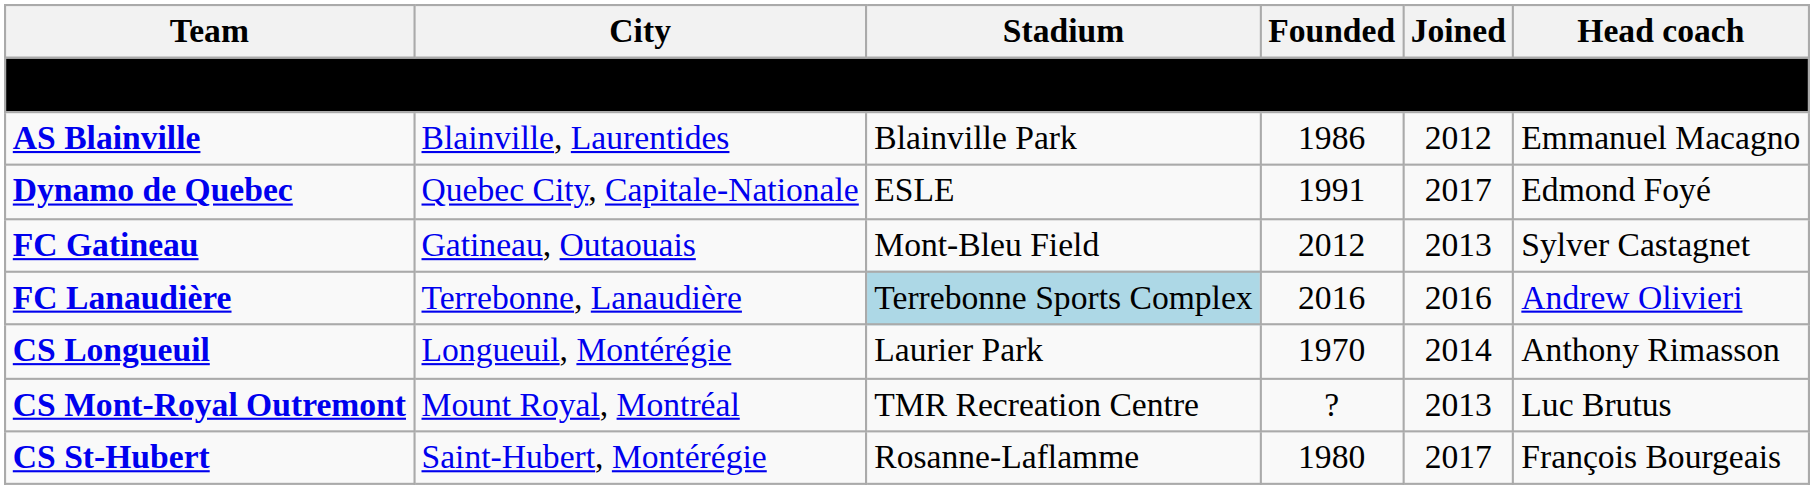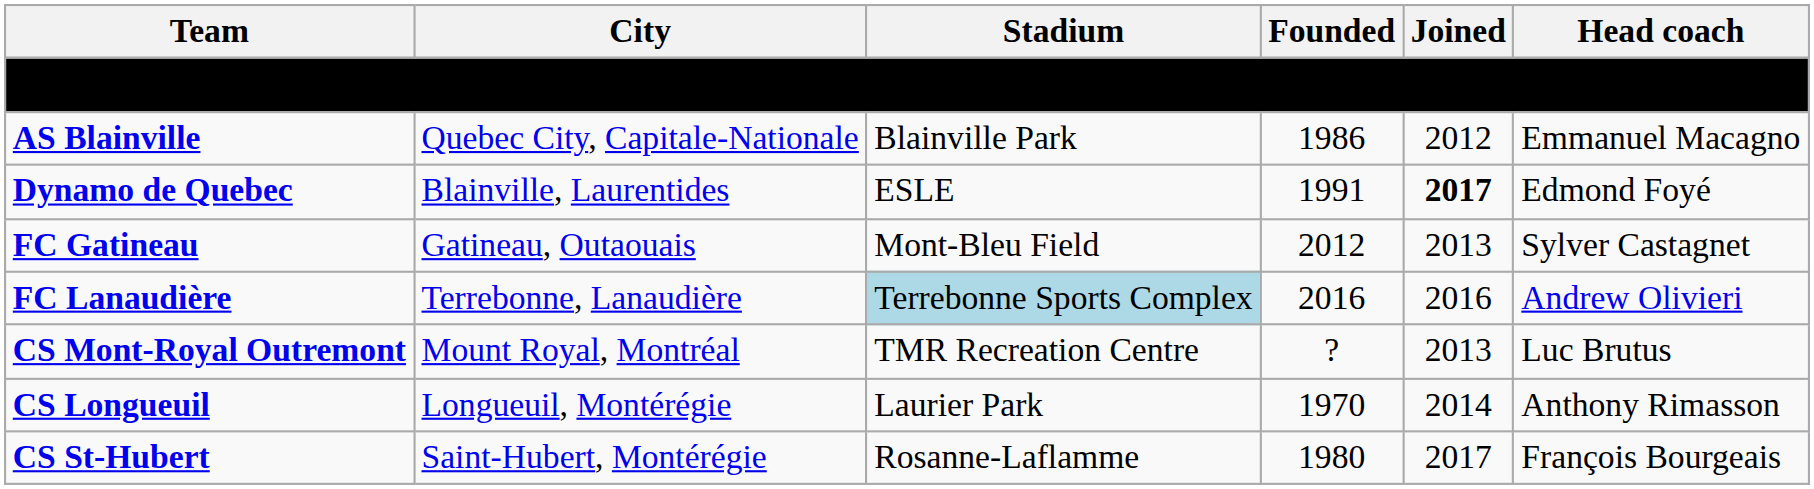(575, 137) Blainville, Laurentides -> (640, 137) Quebec City, Capitale-Nationale
(640, 191) Quebec City, Capitale-Nationale -> (575, 191) Blainville, Laurentides
(1458, 191) normal -> (1458, 191) bold
rows swapped: (111, 350) <-> (209, 404)
